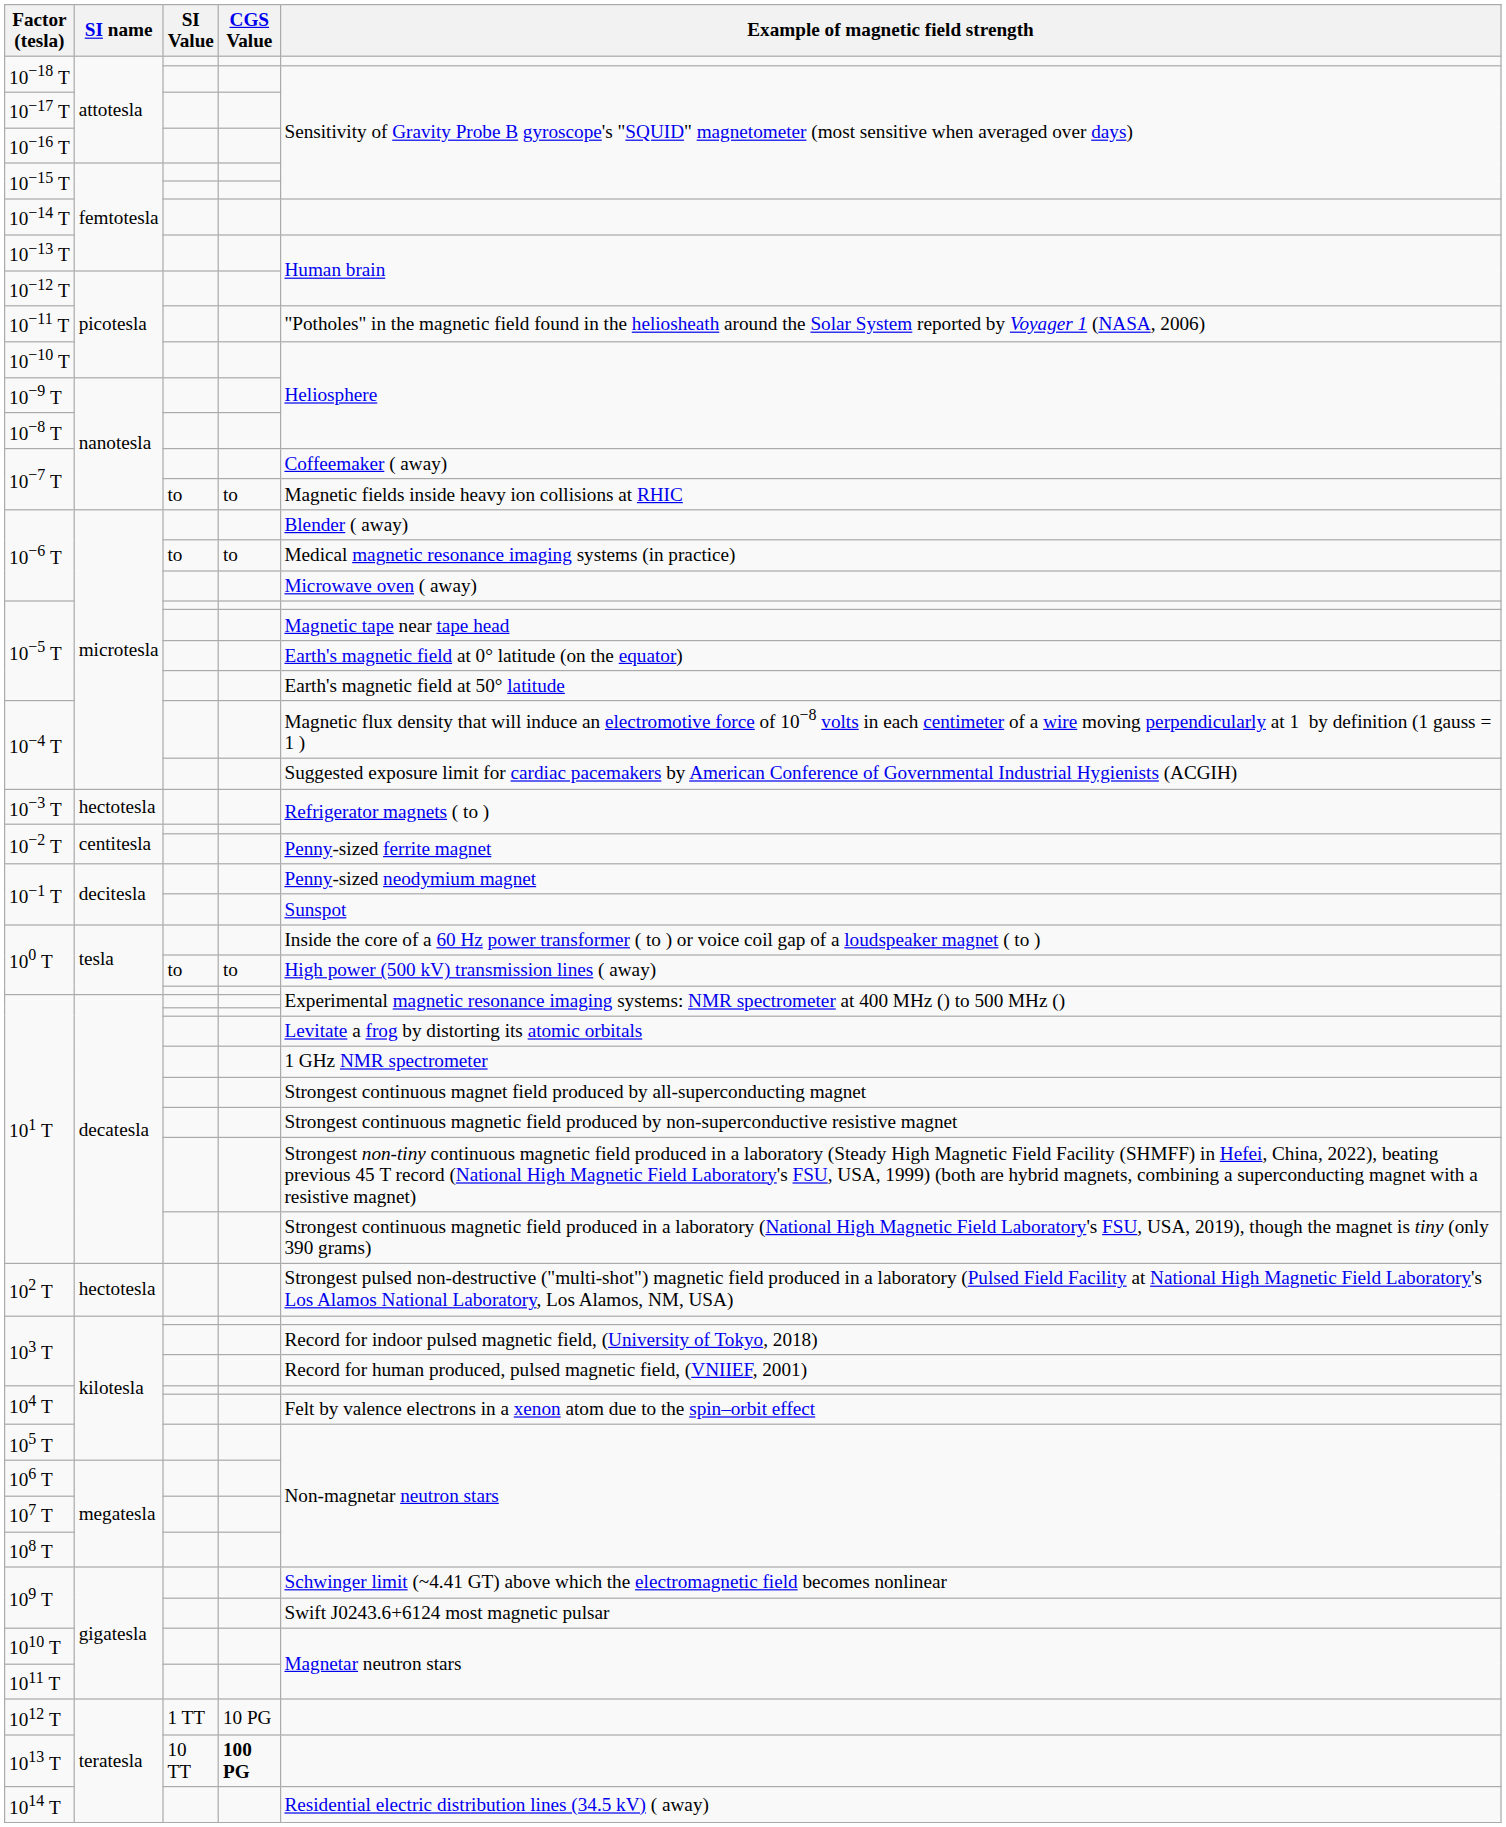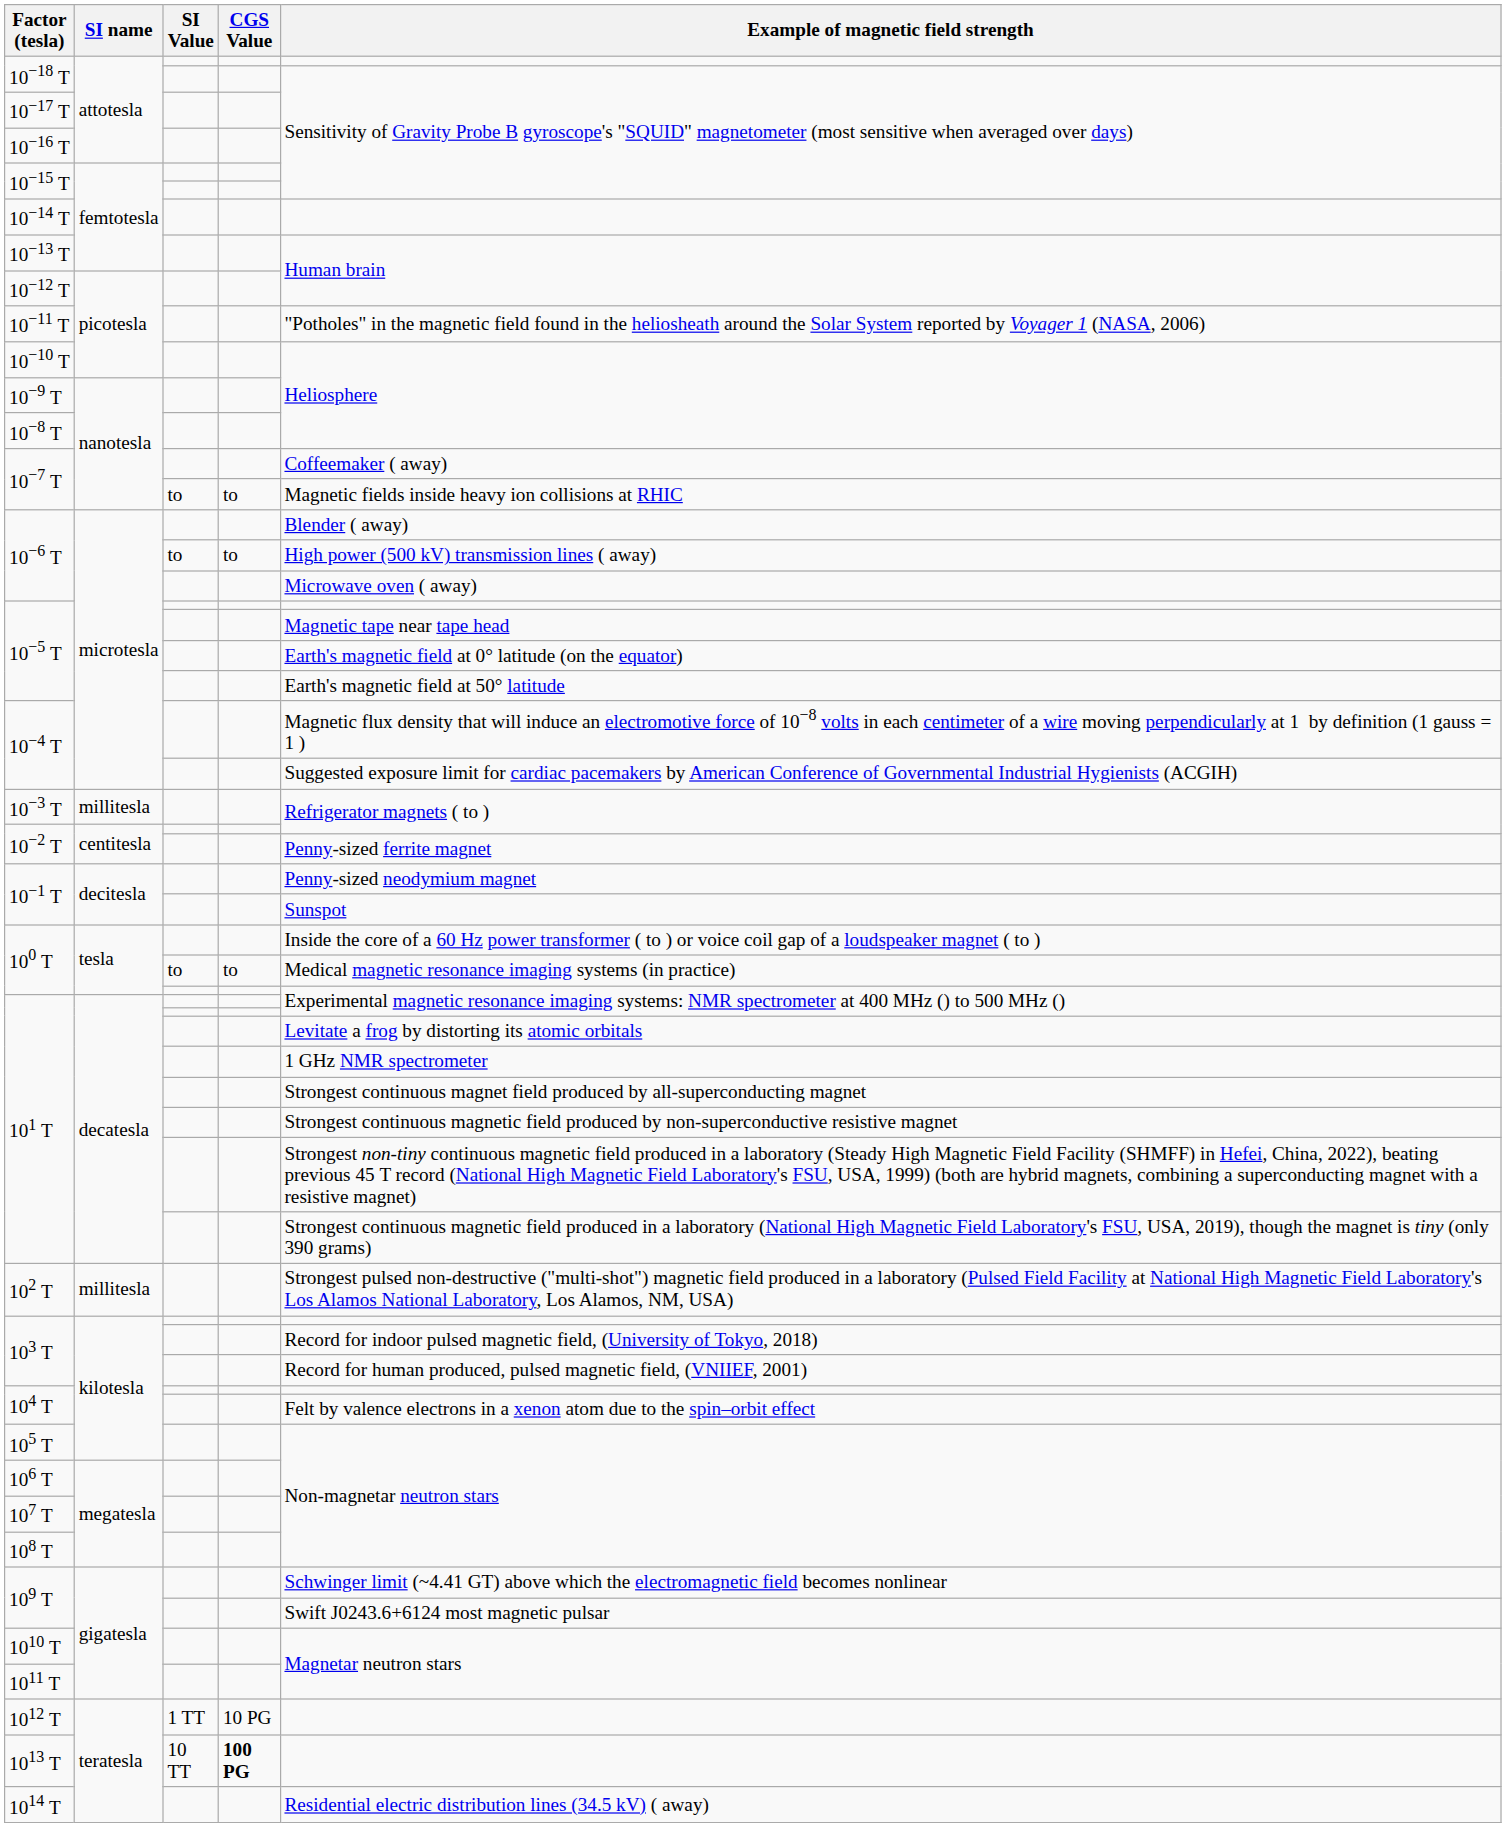(510, 555) Medical magnetic resonance imaging systems (in practice) -> (470, 555) High power (500 kV) transmission lines ( away)
(117, 806) hectotesla -> (114, 806) millitesla
(470, 970) High power (500 kV) transmission lines ( away) -> (510, 970) Medical magnetic resonance imaging systems (in practice)
(117, 1289) hectotesla -> (114, 1289) millitesla
